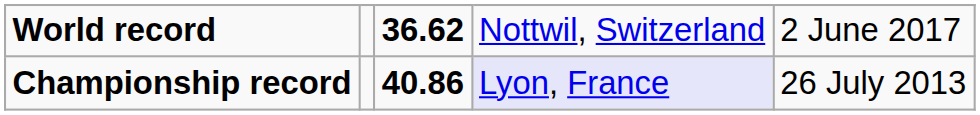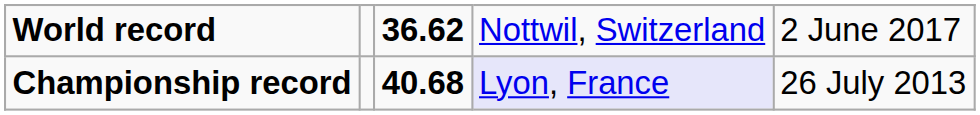(423, 82) 40.86 -> (423, 82) 40.68
